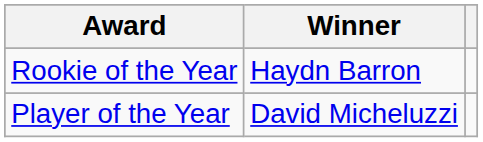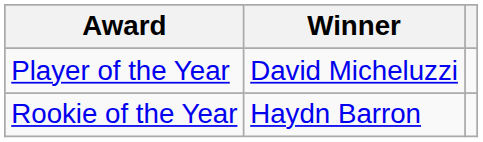rows swapped: (121, 114) <-> (124, 70)
